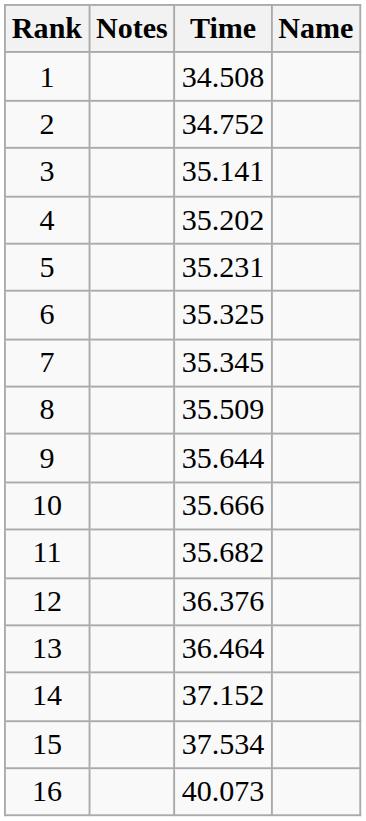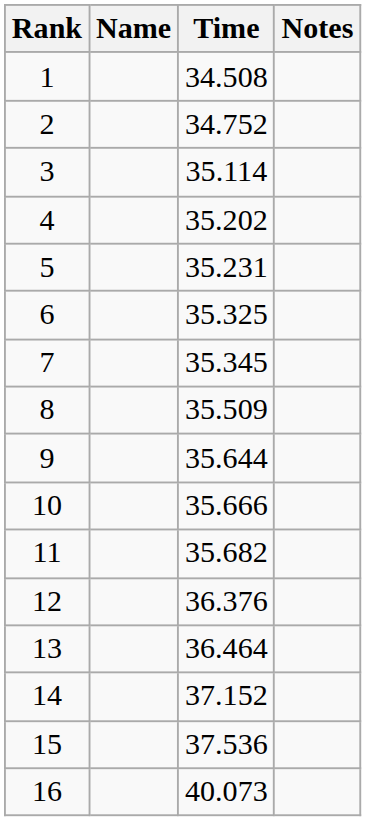columns swapped: (316, 28) <-> (132, 28)
(223, 171) 35.141 -> (226, 171) 35.114
(223, 743) 37.534 -> (226, 743) 37.536
